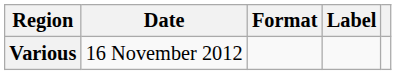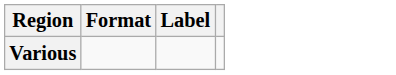- column: (164, 20)
